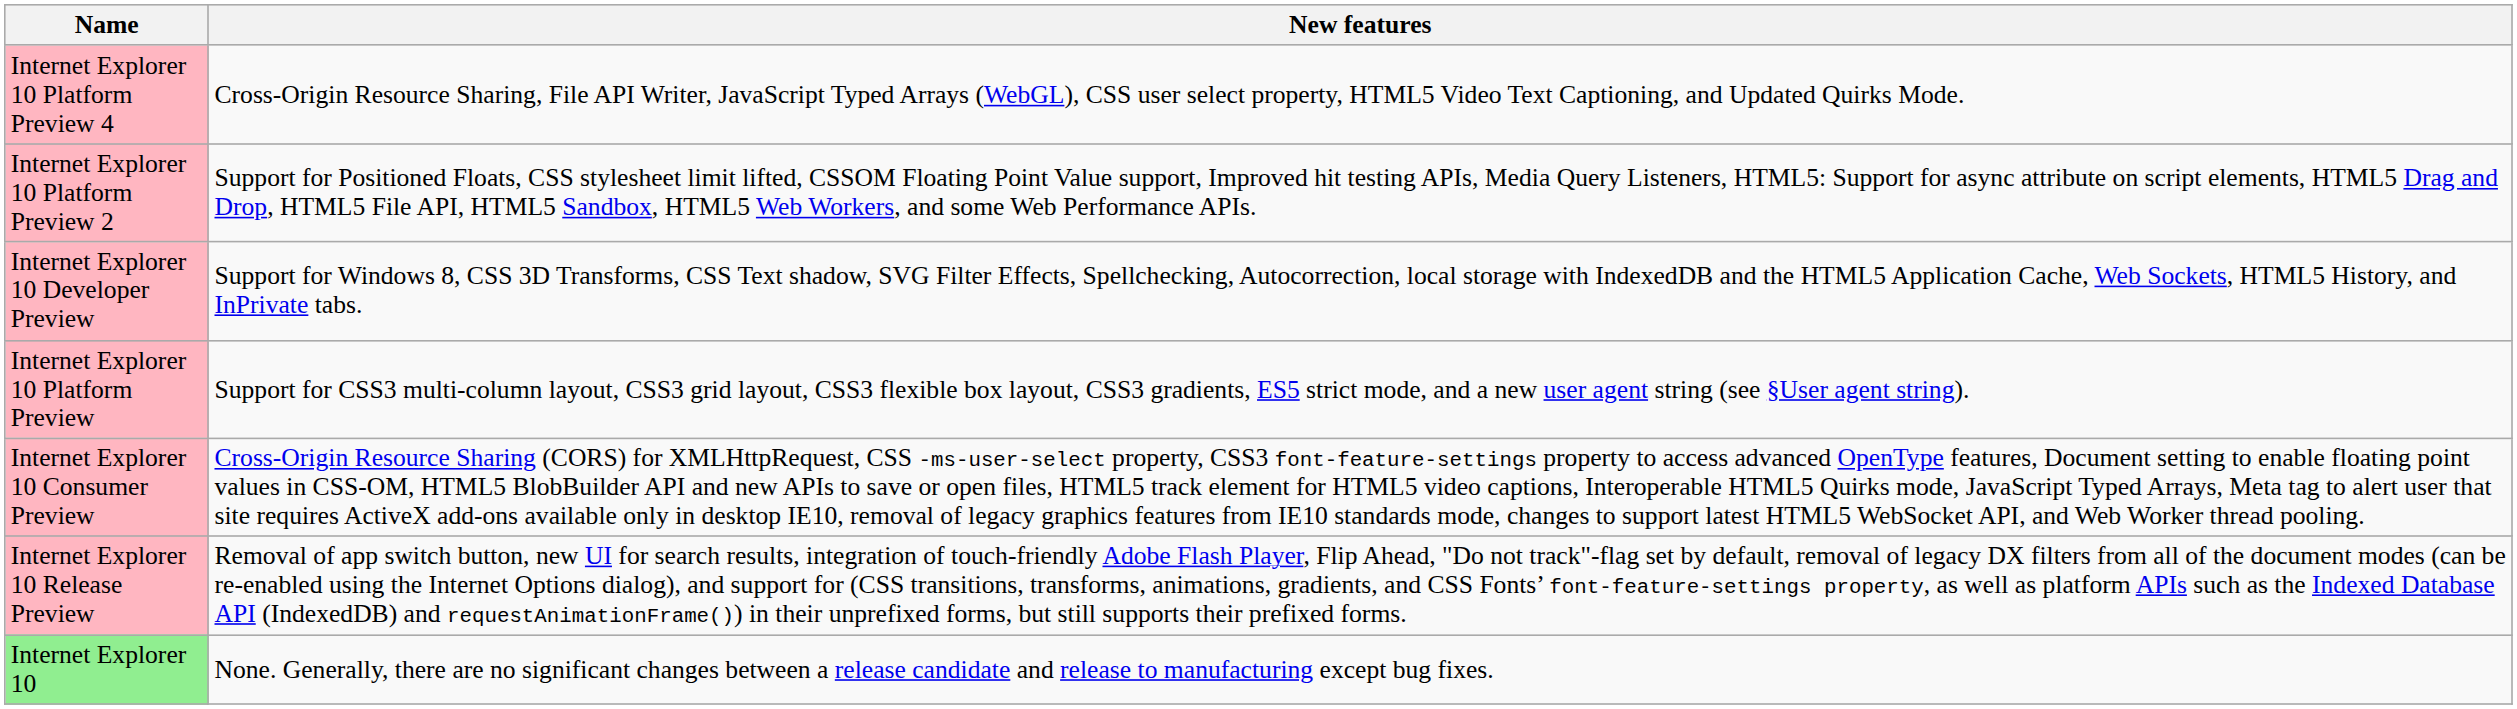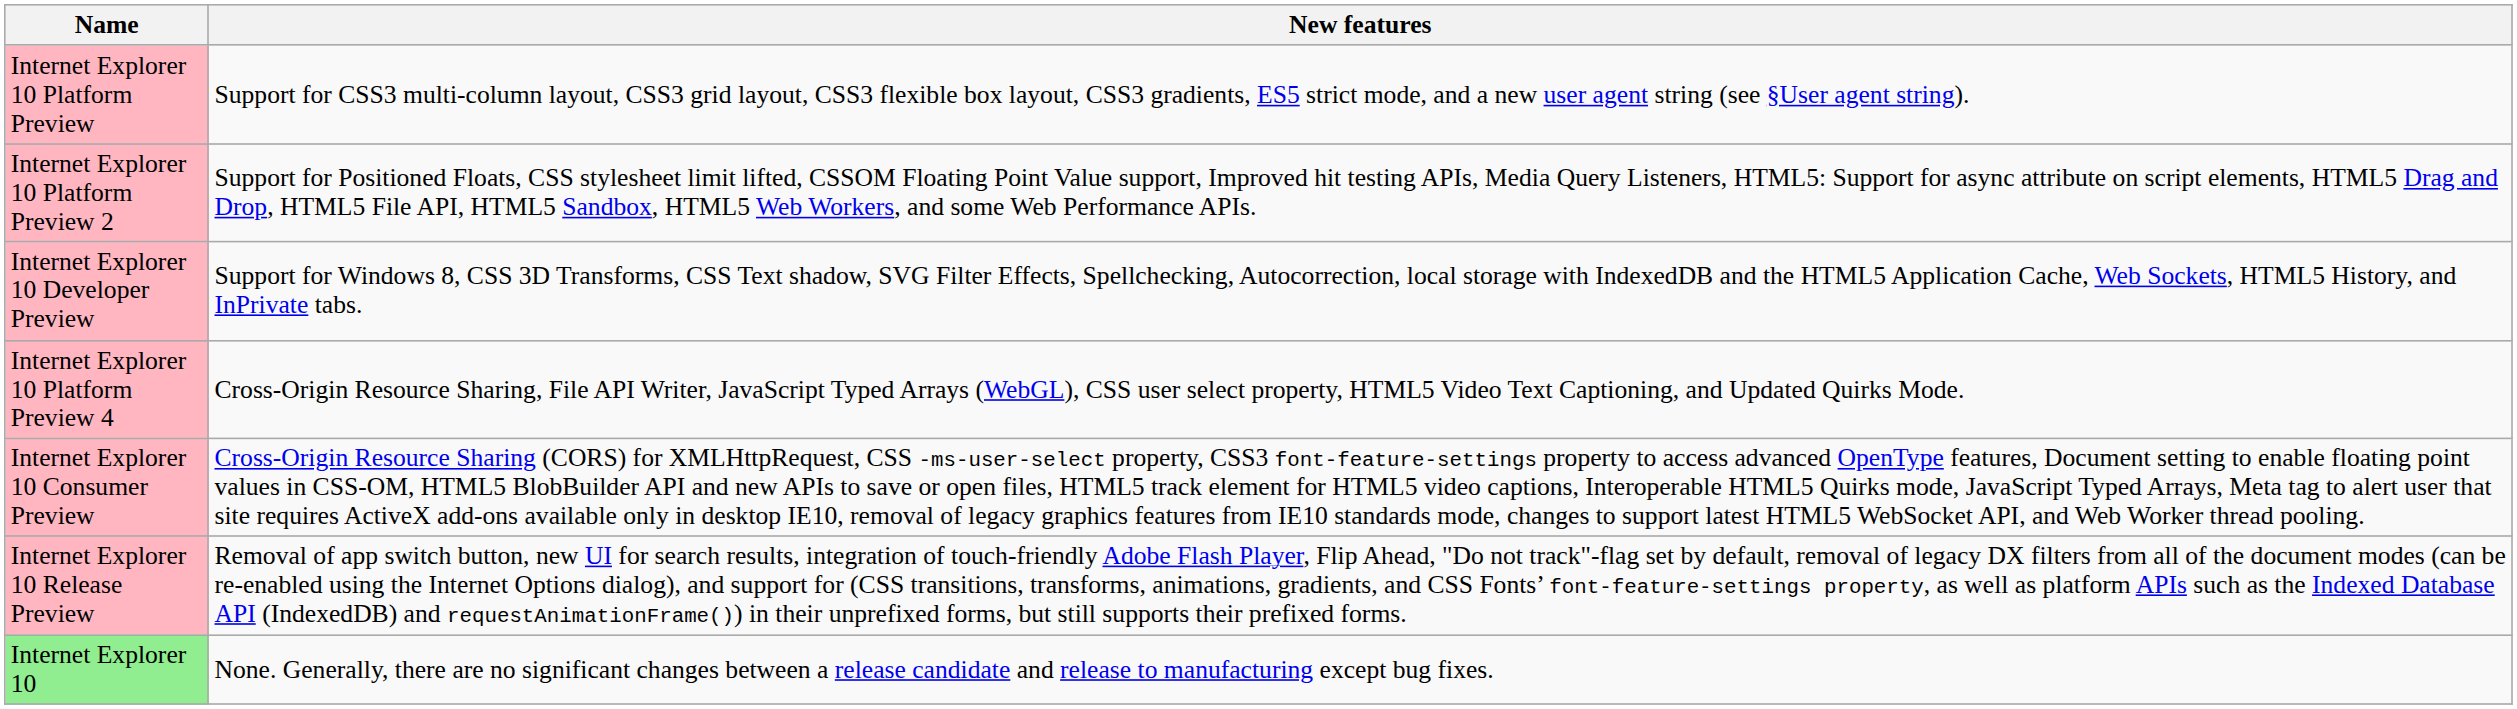rows swapped: (98, 388) <-> (98, 94)
